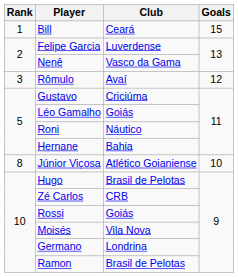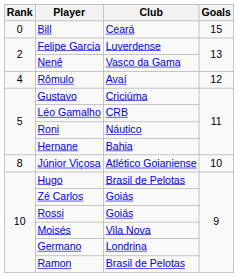(20, 29) 1 -> (20, 29) 0
(20, 79) 3 -> (20, 79) 4
(120, 113) Goiás -> (117, 113) CRB
(117, 197) CRB -> (120, 197) Goiás
